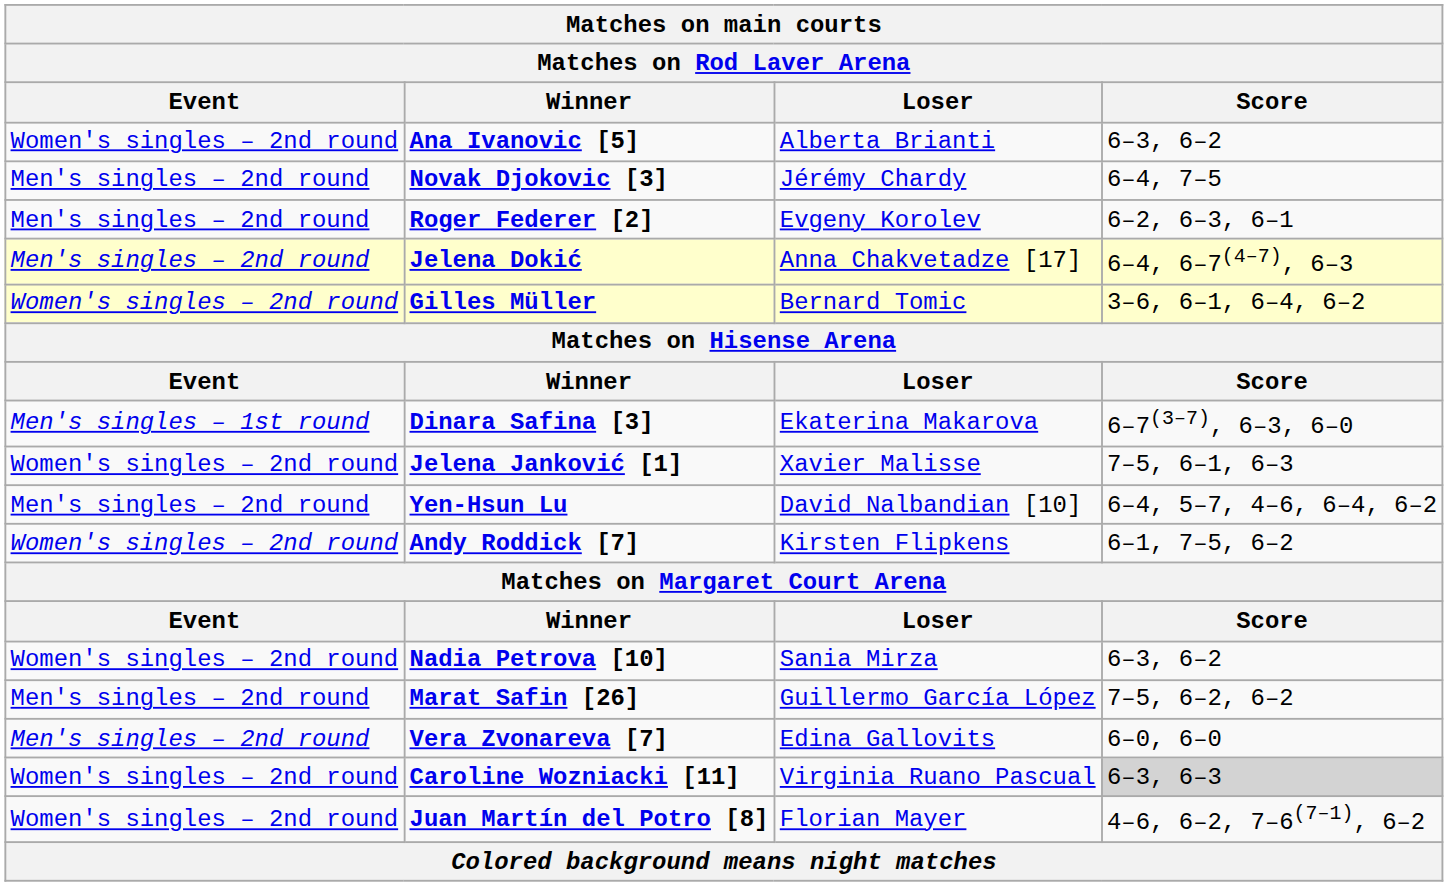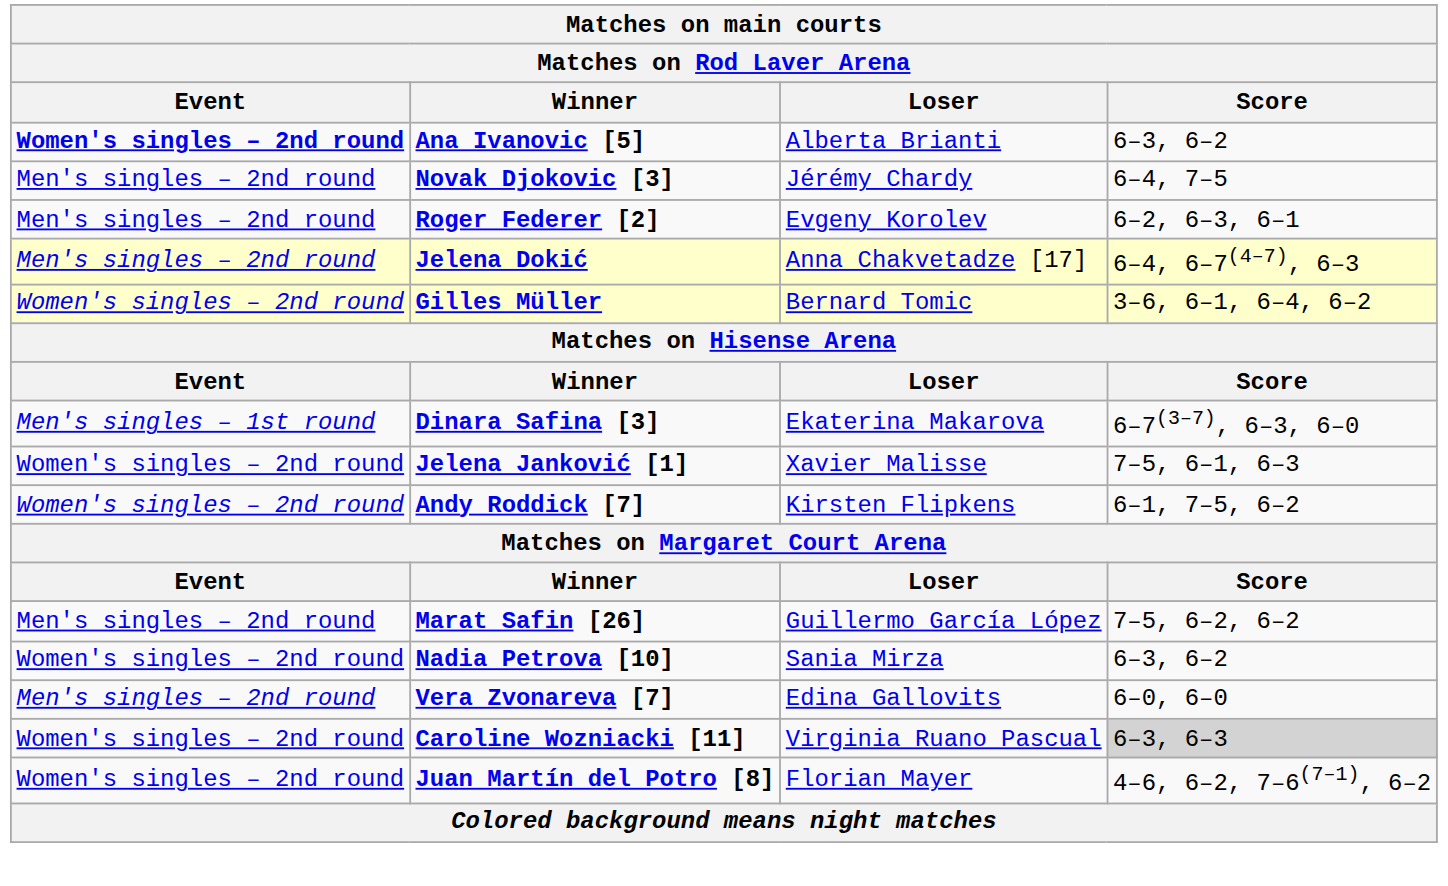(204, 141) normal -> (210, 141) bold
- row: (488, 504)
rows swapped: (539, 660) <-> (524, 699)
